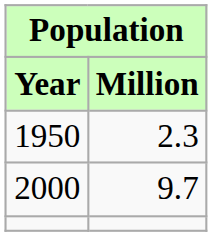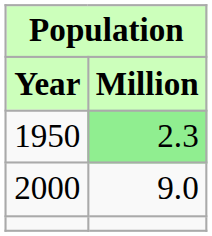(178, 135) no background -> (178, 135) lightgreen background
(178, 188) 9.7 -> (178, 188) 9.0
